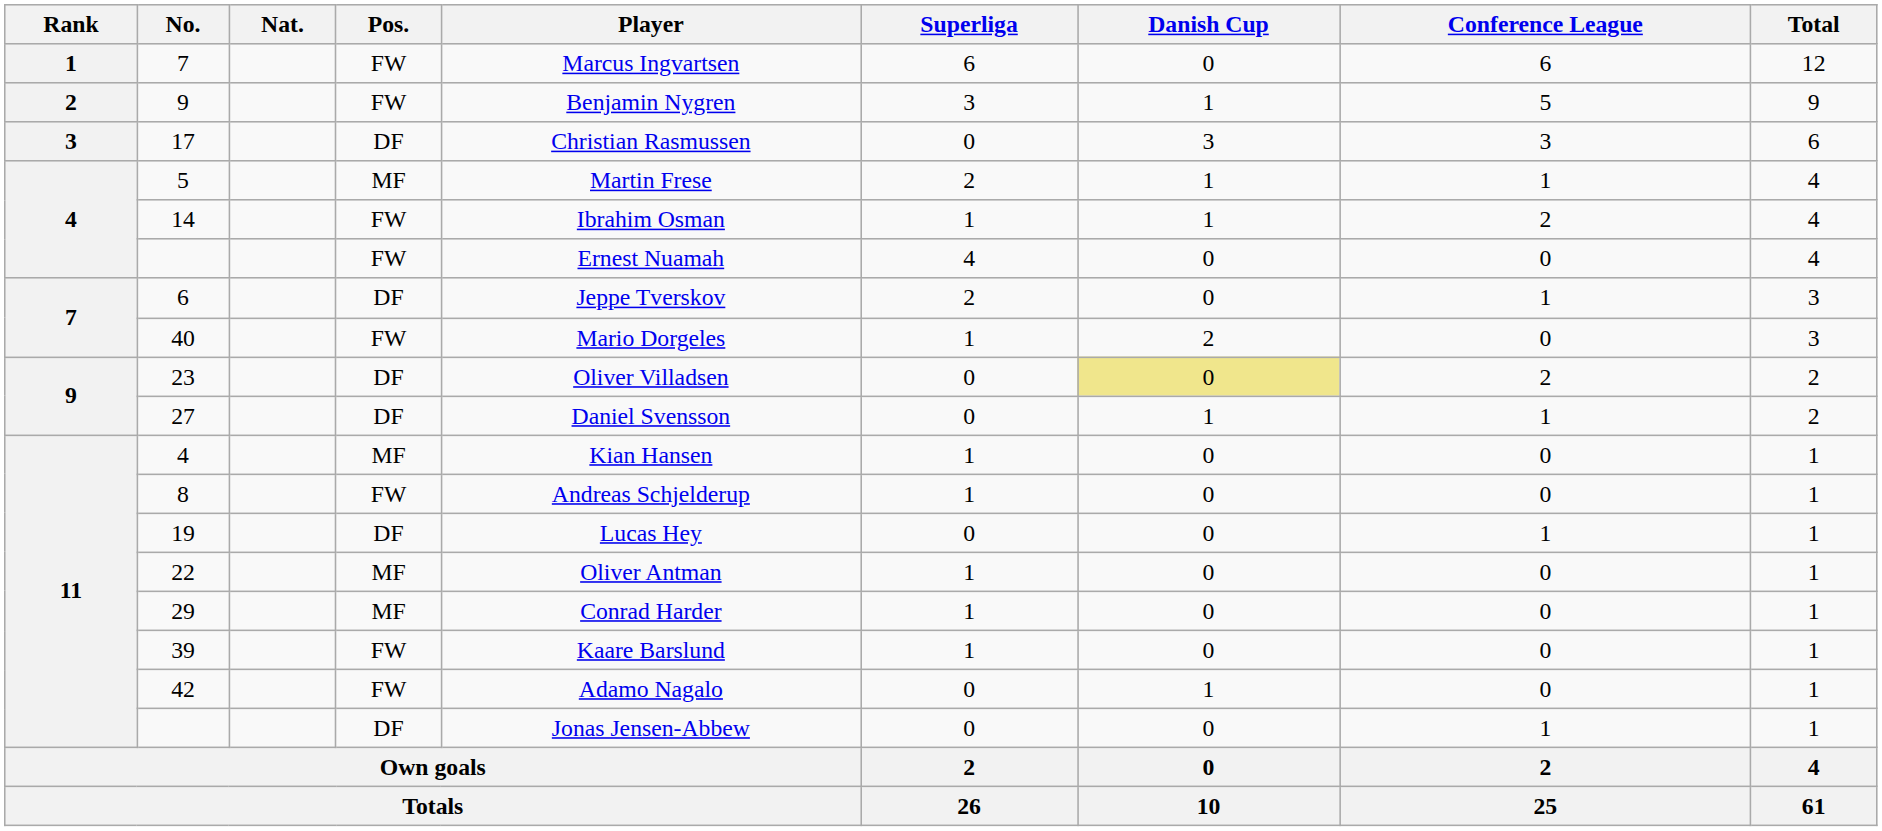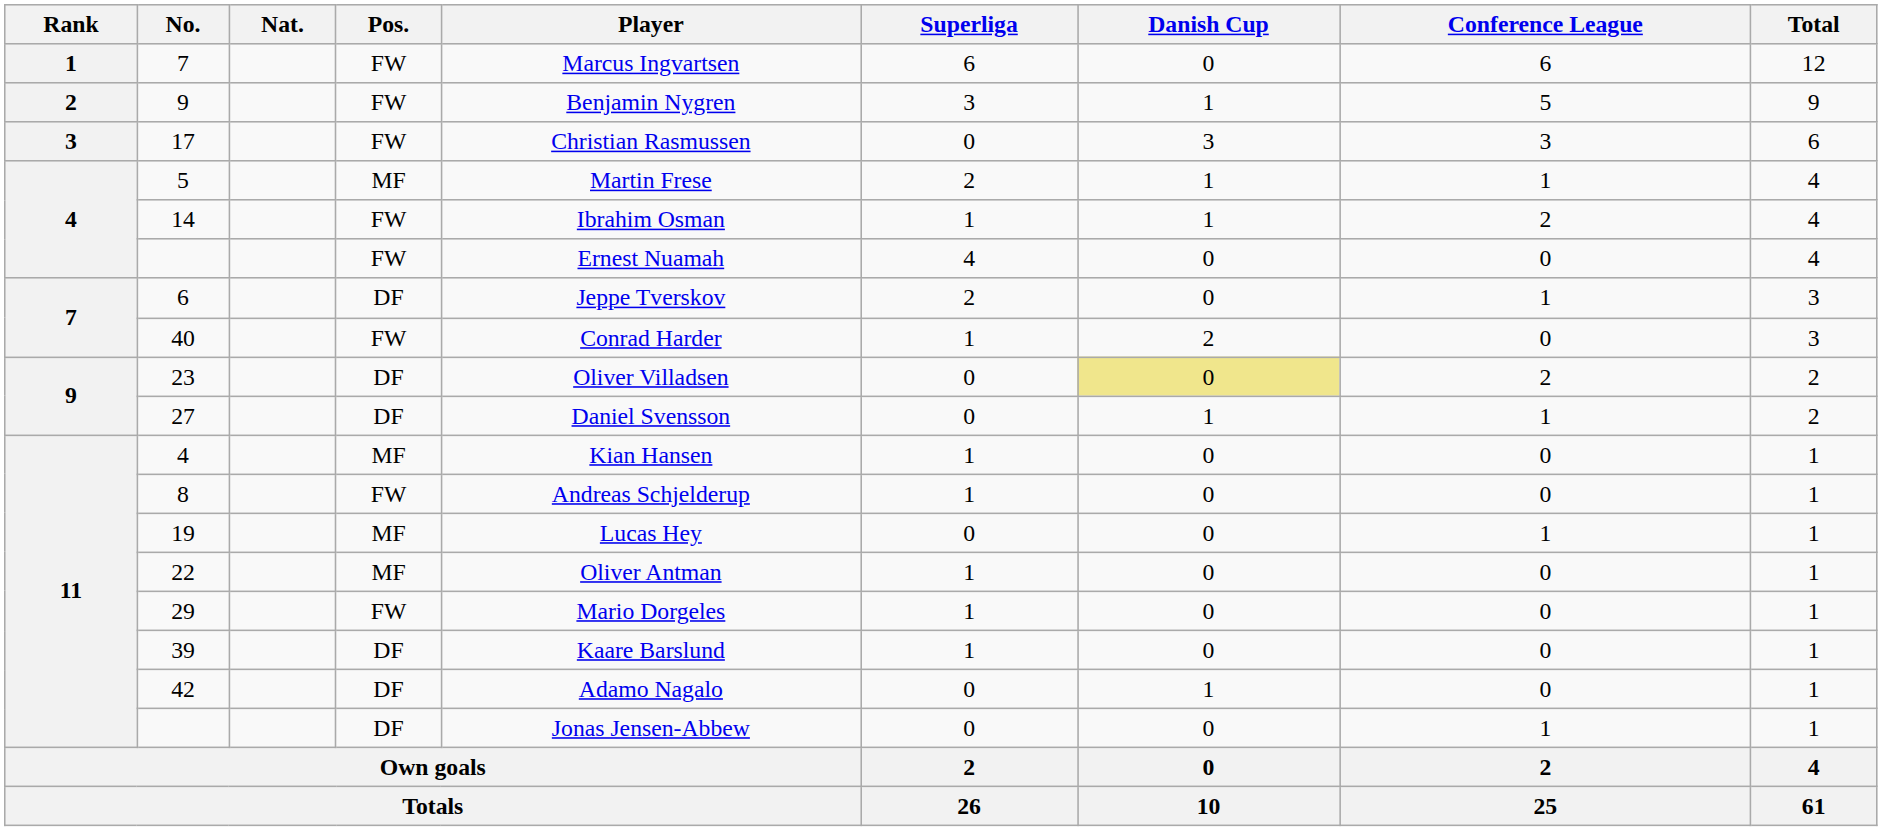(389, 141) DF -> (388, 141) FW
(651, 337) Mario Dorgeles -> (651, 337) Conrad Harder
(389, 532) DF -> (389, 532) MF
(389, 610) MF -> (388, 610) FW
(651, 610) Conrad Harder -> (651, 610) Mario Dorgeles
(388, 649) FW -> (389, 649) DF
(388, 688) FW -> (389, 688) DF
